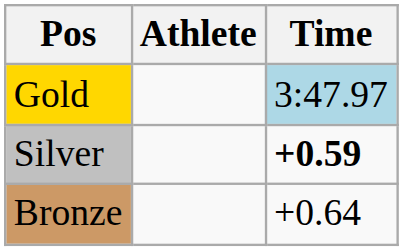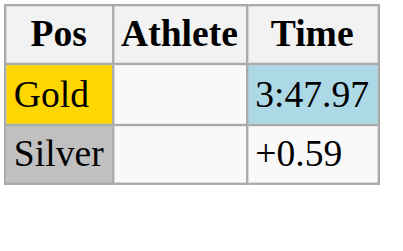(318, 153) bold -> (299, 153) normal
- row: (68, 213)
